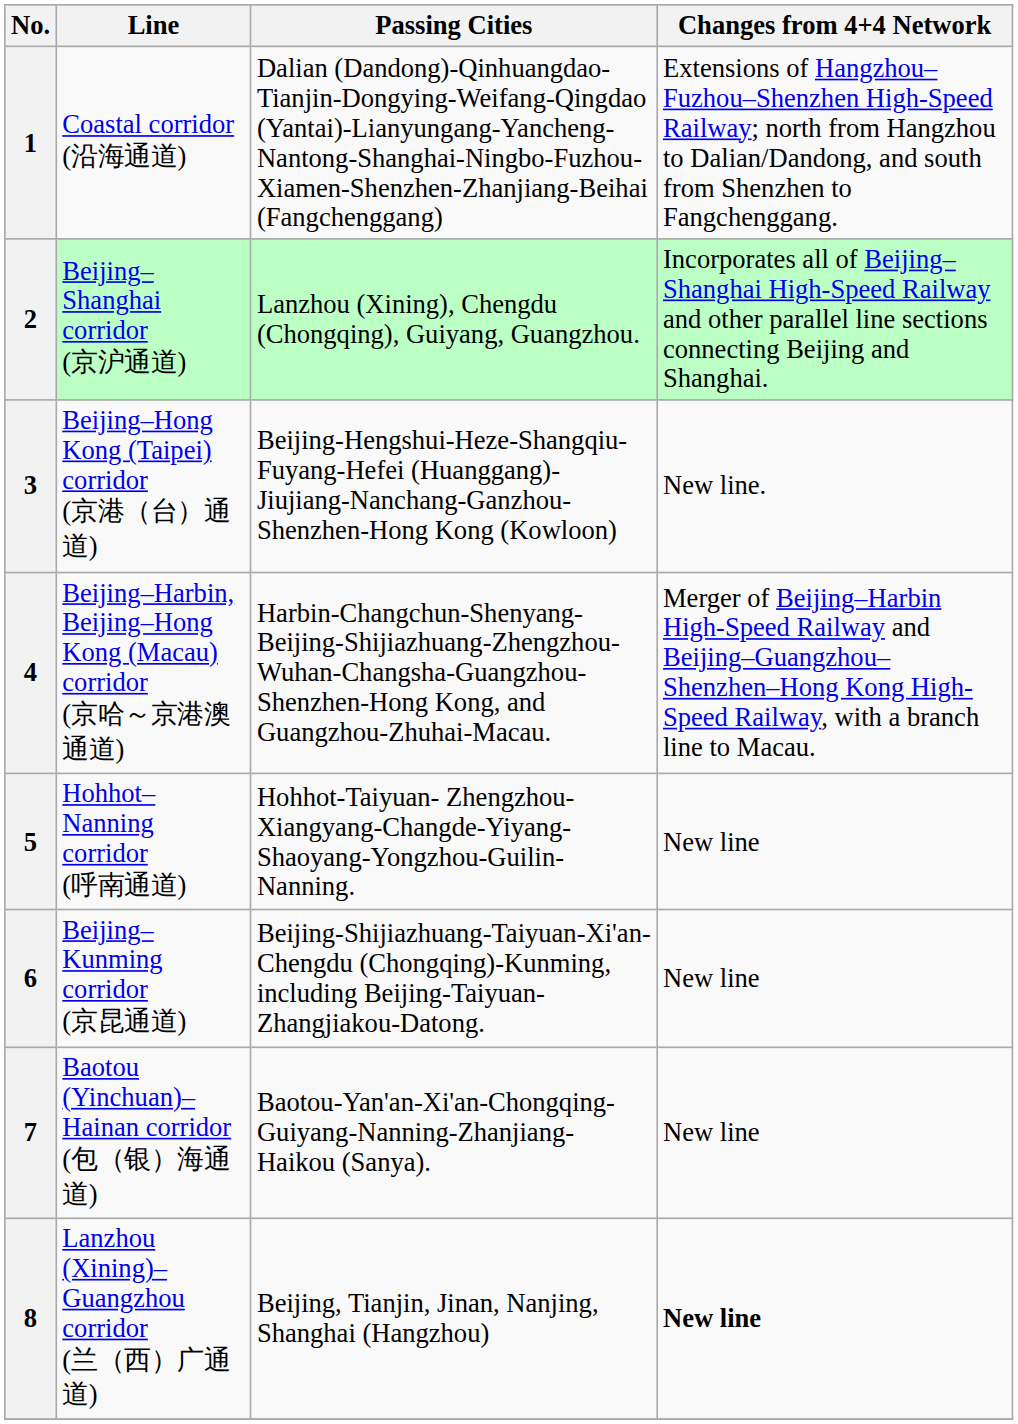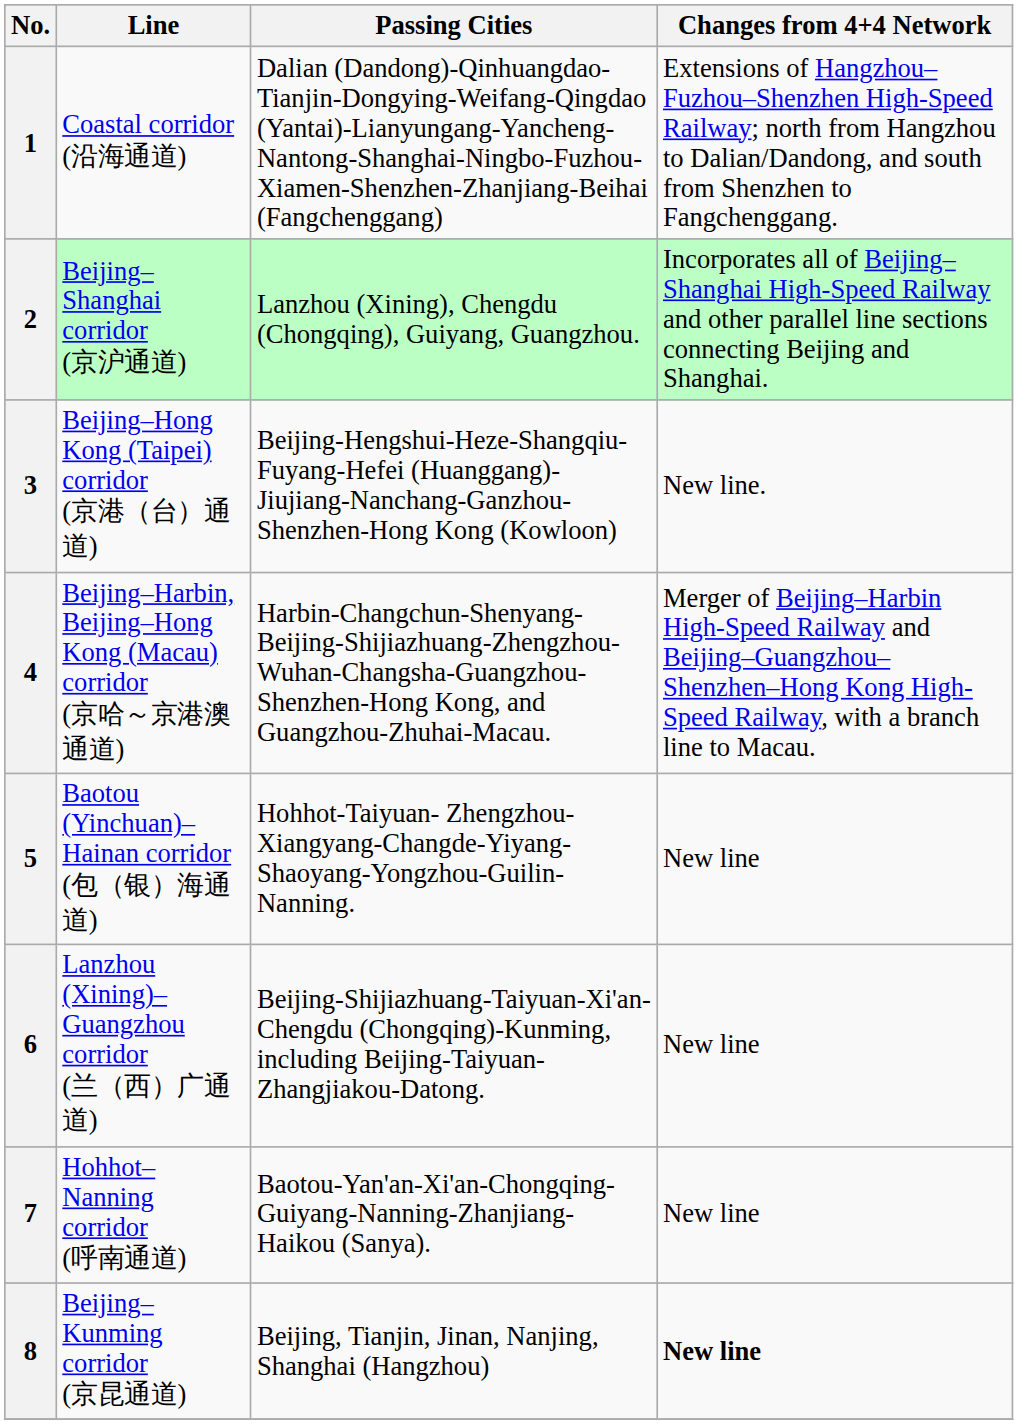(124, 839) Hohhot–Nanning corridor (呼南通道) -> (147, 857) Baotou (Yinchuan)–Hainan corridor (包（银）海通道)
(124, 976) Beijing–Kunming corridor (京昆通道) -> (146, 1043) Lanzhou (Xining)–Guangzhou corridor (兰（西）广通道)
(147, 1130) Baotou (Yinchuan)–Hainan corridor (包（银）海通道) -> (124, 1212) Hohhot–Nanning corridor (呼南通道)
(146, 1317) Lanzhou (Xining)–Guangzhou corridor (兰（西）广通道) -> (124, 1349) Beijing–Kunming corridor (京昆通道)
